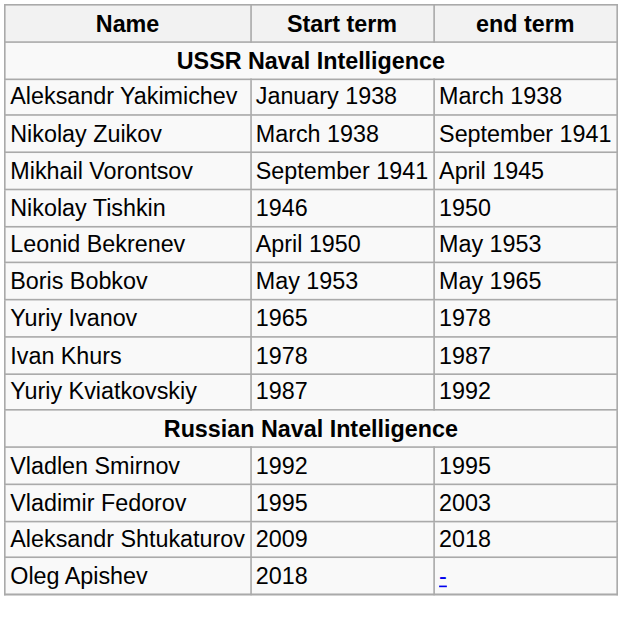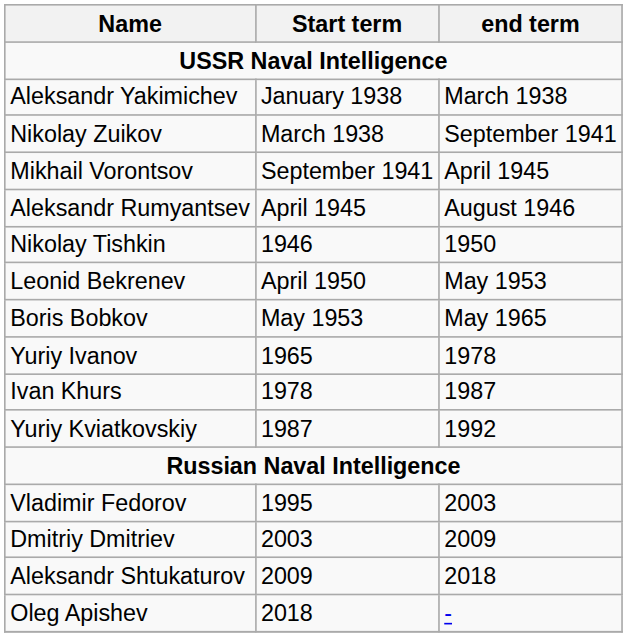+ row: (130, 208)
- row: (95, 466)
+ row: (93, 540)
